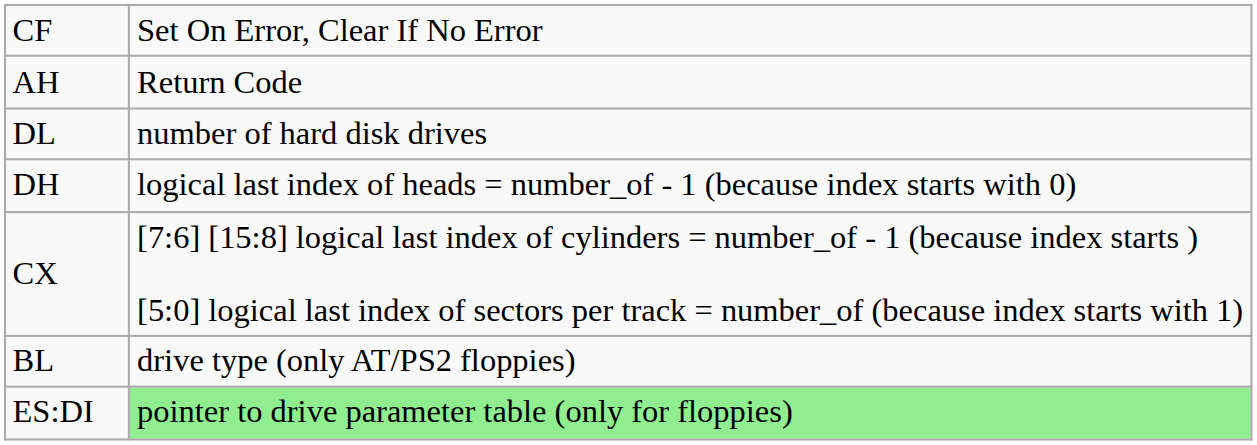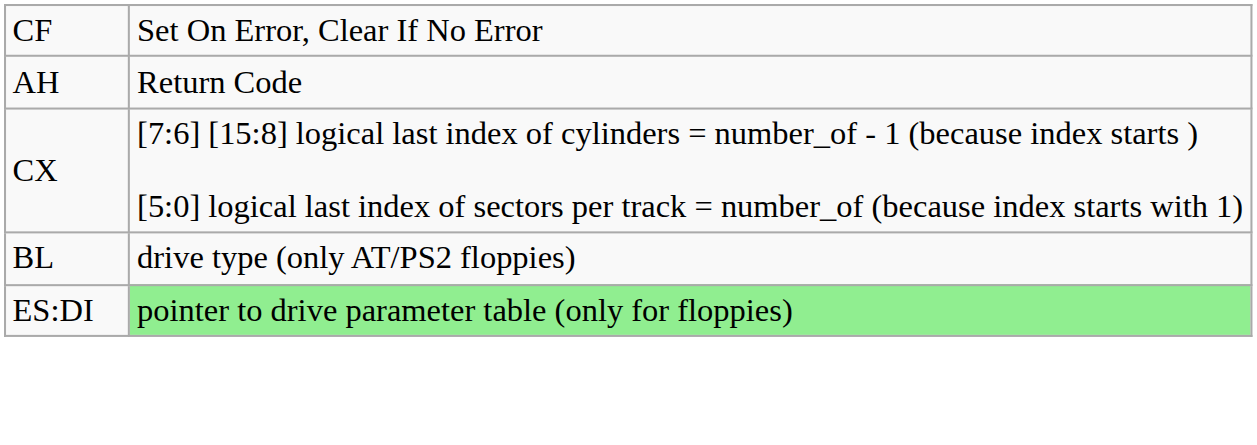- row: (34, 133)
- row: (36, 184)
